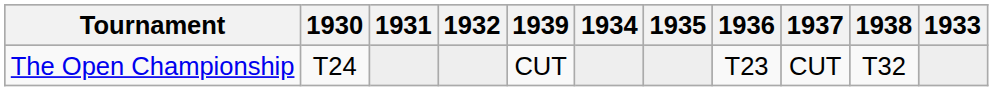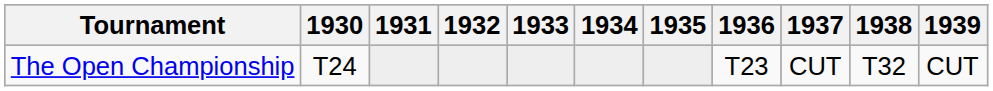columns swapped: (953, 25) <-> (541, 25)
